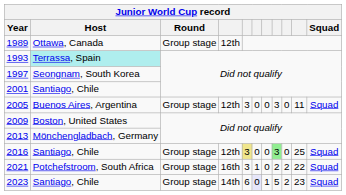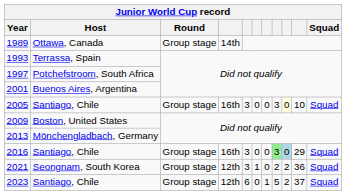(230, 43) 12th -> (230, 43) 14th
(67, 58) paleturquoise background -> (67, 58) no background
(86, 74) Seongnam, South Korea -> (93, 74) Potchefstroom, South Africa
(66, 89) Santiago, Chile -> (85, 89) Buenos Aires, Argentina
(85, 105) Buenos Aires, Argentina -> (66, 105) Santiago, Chile
(230, 105) 12th -> (230, 105) 16th
(287, 105) no background -> (287, 105) lightyellow background
(299, 105) 11 -> (299, 105) 10
(230, 151) 12th -> (230, 151) 16th
(247, 151) khaki background -> (247, 151) no background
(287, 151) no background -> (287, 151) lightblue background
(299, 151) 25 -> (299, 151) 29
(93, 167) Potchefstroom, South Africa -> (86, 167) Seongnam, South Korea
(230, 167) 16th -> (230, 167) 12th
(299, 167) 22 -> (299, 167) 36
(230, 182) 14th -> (230, 182) 12th
(257, 182) lavender background -> (257, 182) no background
(299, 182) 23 -> (299, 182) 37
